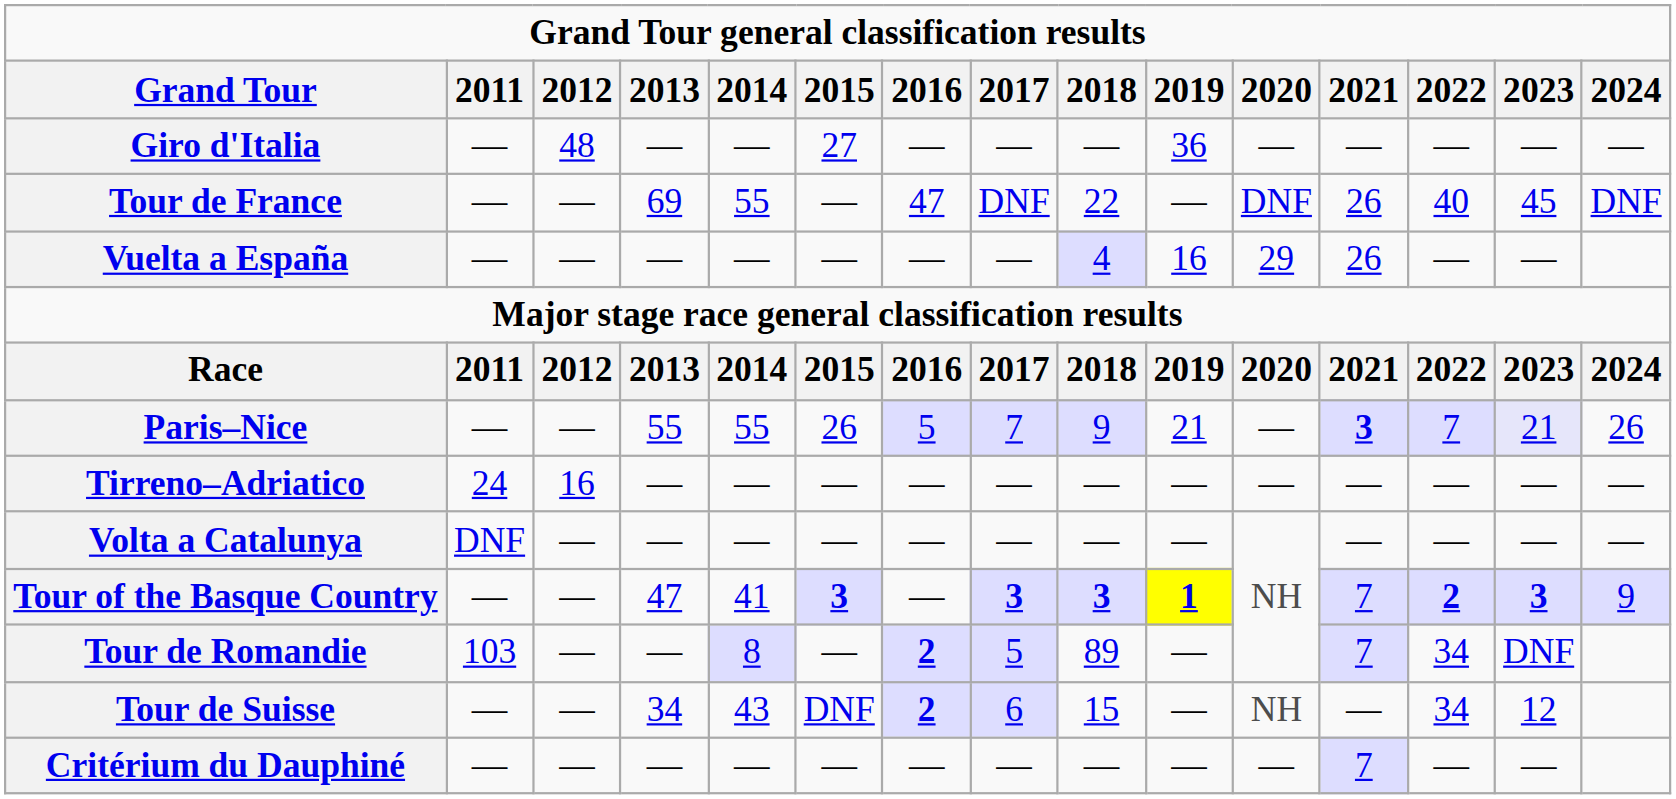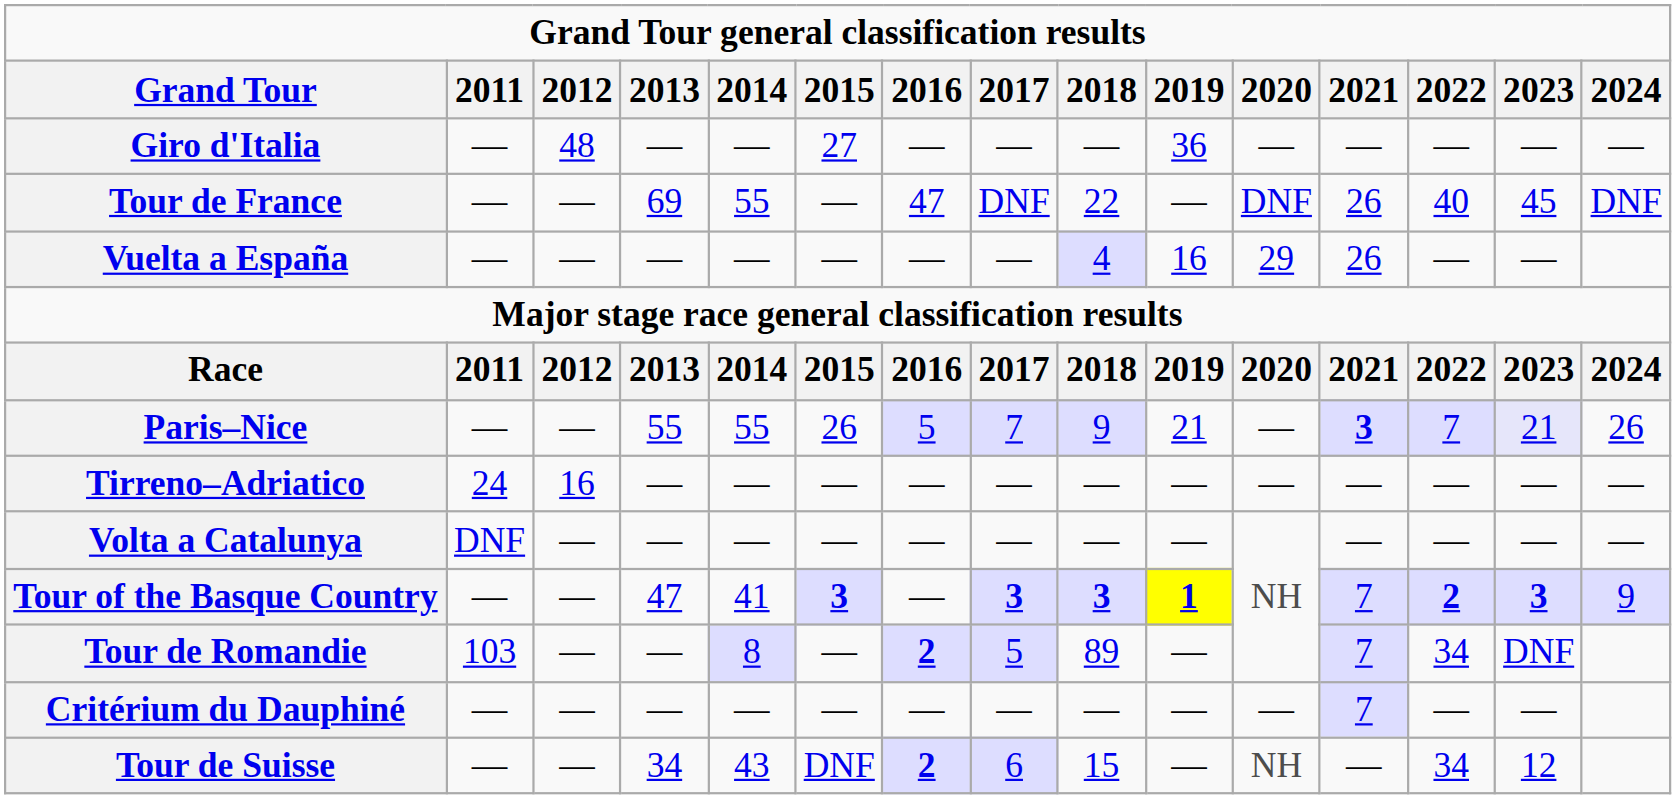rows swapped: (225, 764) <-> (225, 708)
